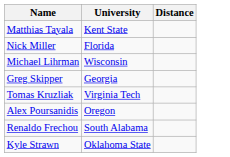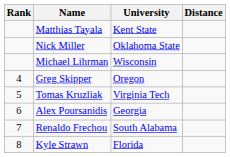+ column: (19, 12)
(99, 45) Florida -> (146, 45) Oklahoma State
(101, 78) Georgia -> (129, 78) Oregon
(100, 111) Oregon -> (130, 111) Georgia
(117, 144) Oklahoma State -> (128, 144) Florida
